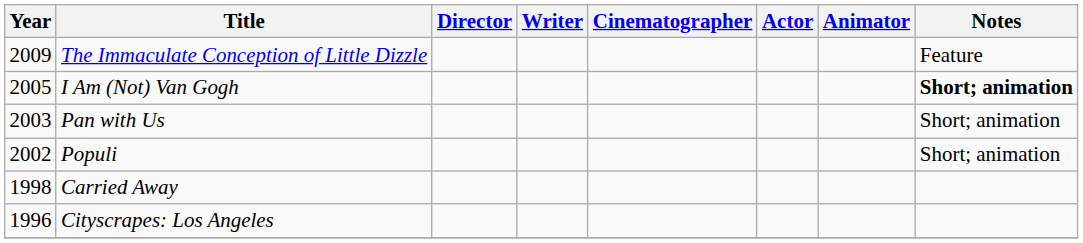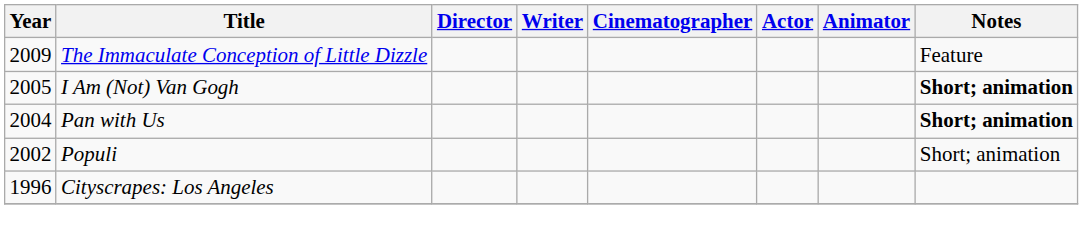(30, 120) 2003 -> (30, 120) 2004
(990, 120) normal -> (996, 120) bold
- row: (119, 187)
